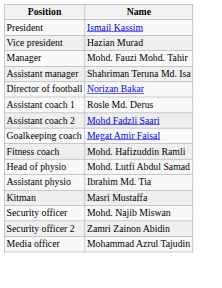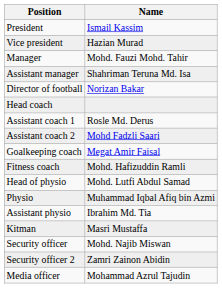+ row: (29, 105)
+ row: (20, 197)
